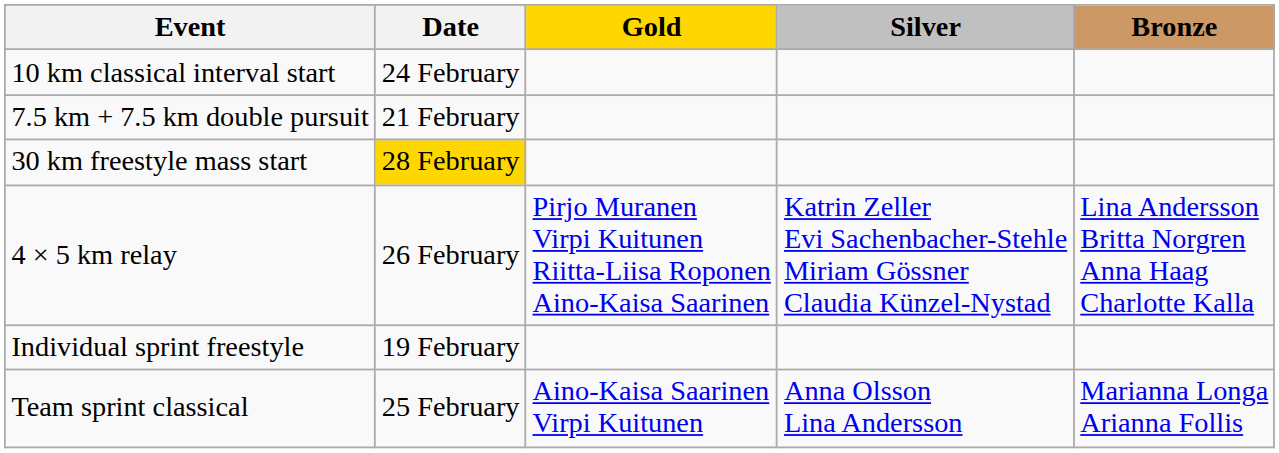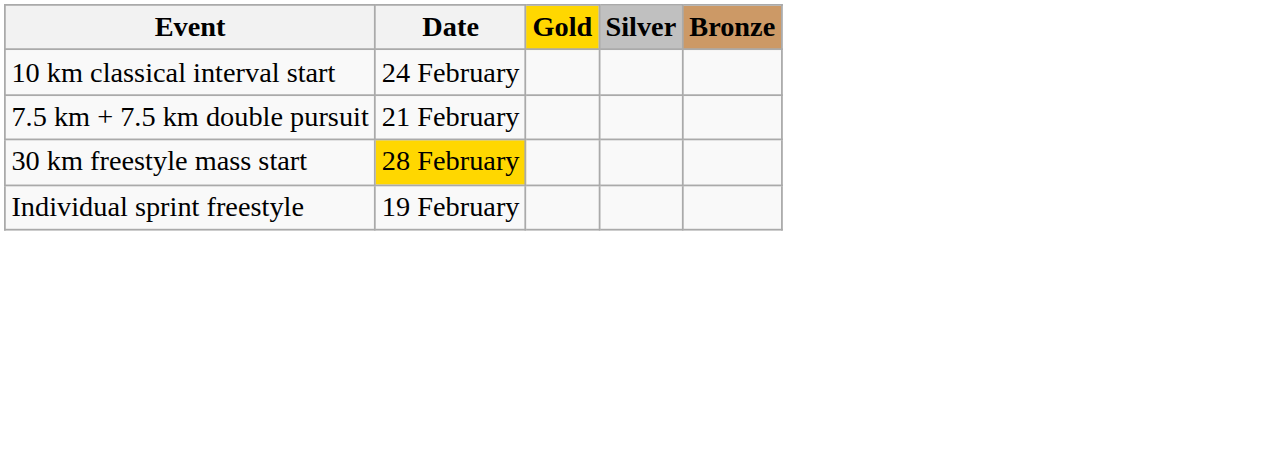- row: (94, 254)
- row: (130, 407)
